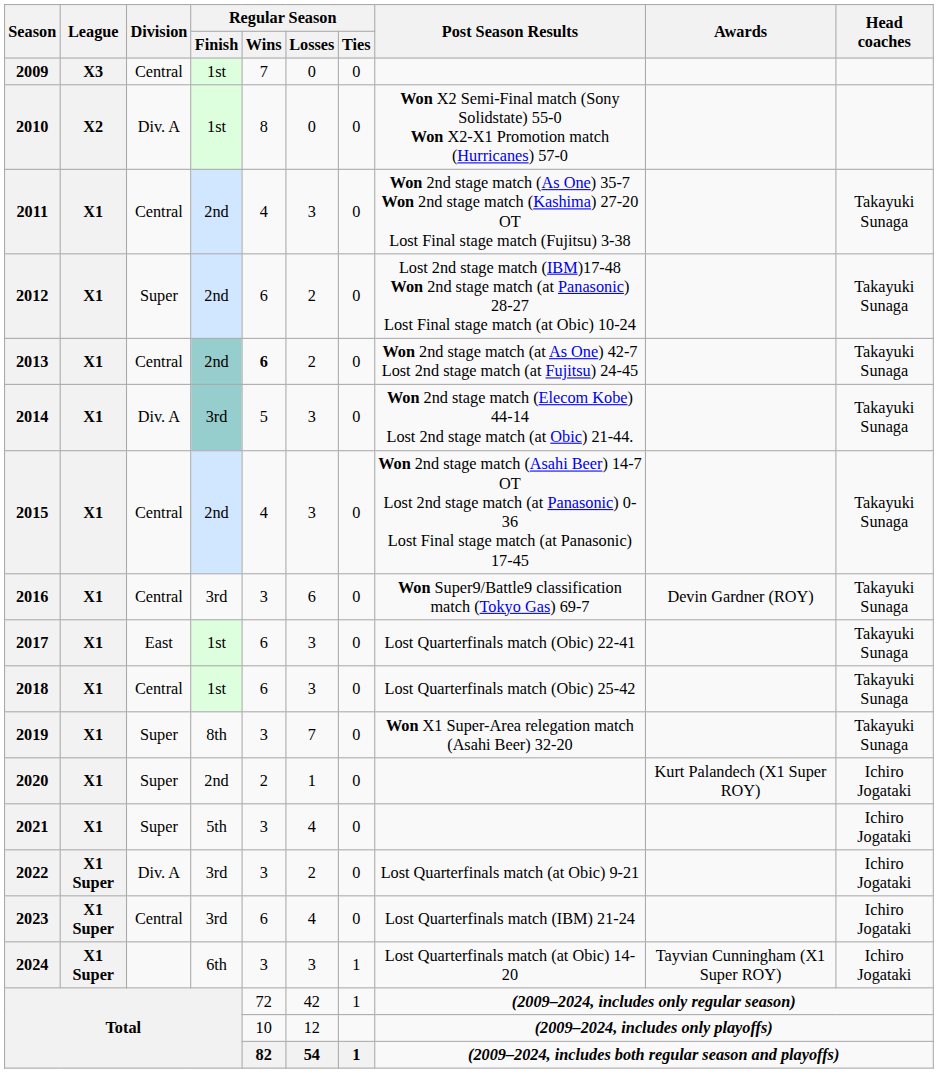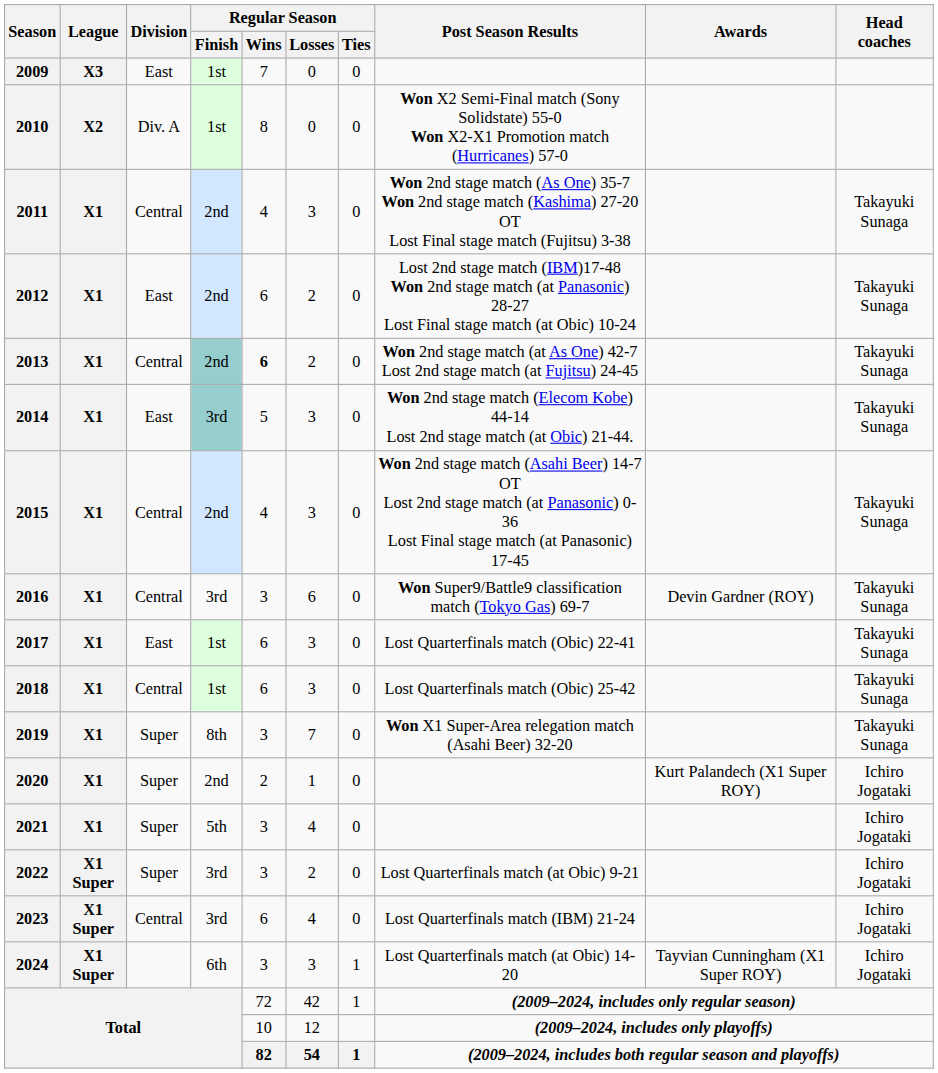(159, 71) Central -> (159, 71) East
(159, 296) Super -> (159, 296) East
(159, 417) Div. A -> (159, 417) East
(159, 872) Div. A -> (159, 872) Super
